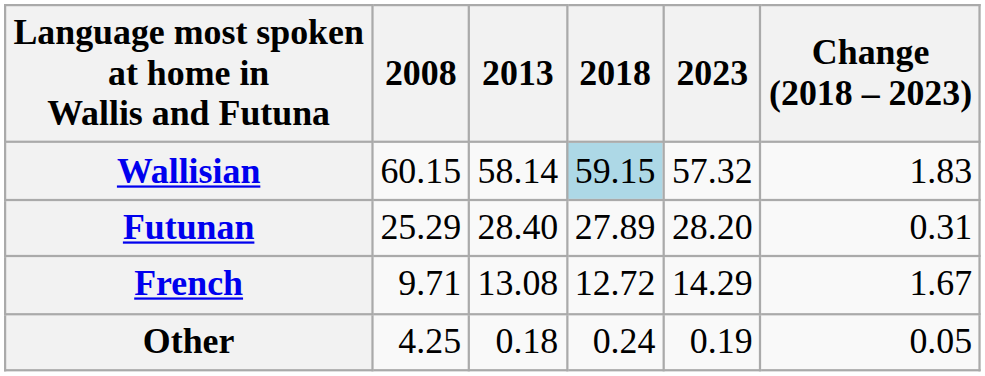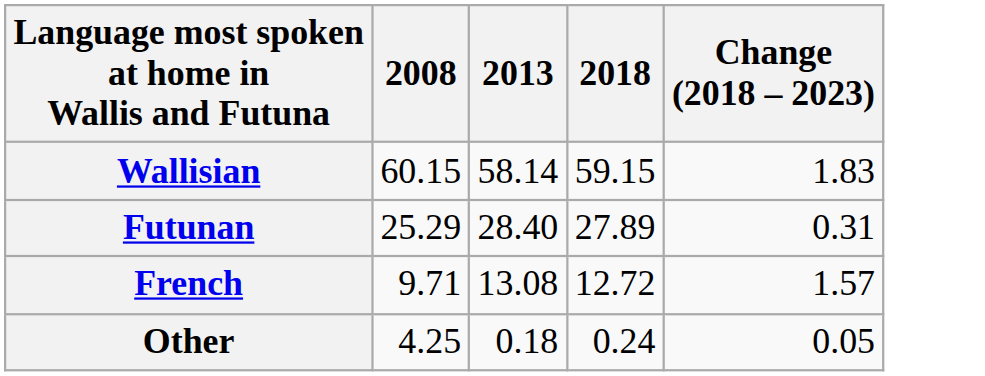- column: (712, 73)
(615, 170) lightblue background -> (615, 170) no background
(941, 284) 1.67 -> (844, 284) 1.57
